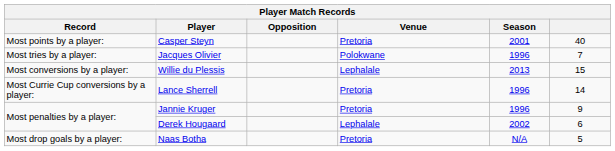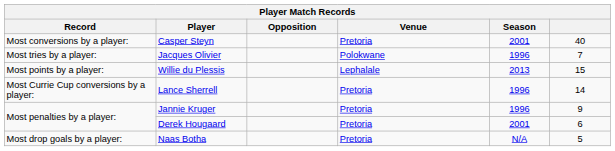(55, 41) Most points by a player: -> (67, 41) Most conversions by a player:
(67, 70) Most conversions by a player: -> (55, 70) Most points by a player:
(360, 124) Lephalale -> (356, 124) Pretoria
(519, 124) 2002 -> (519, 124) 2001
